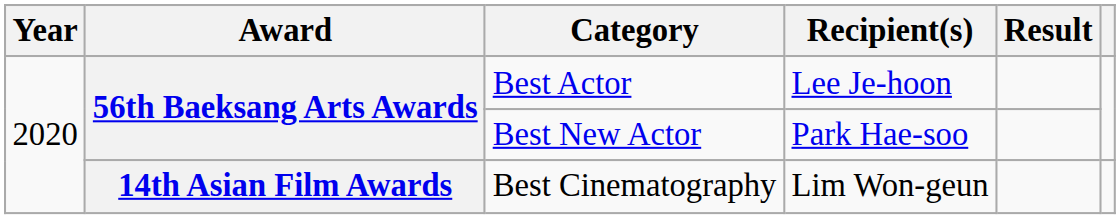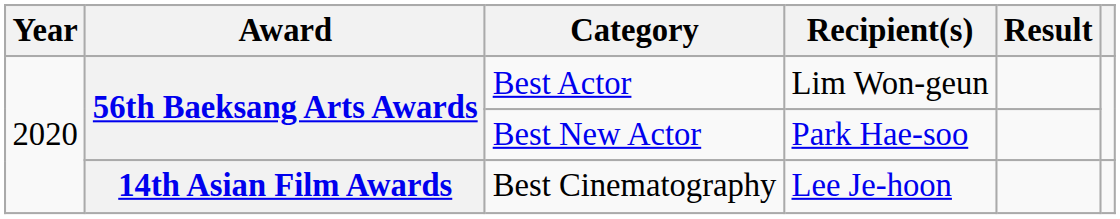(872, 82) Lee Je-hoon -> (890, 82) Lim Won-geun
(890, 185) Lim Won-geun -> (872, 185) Lee Je-hoon
